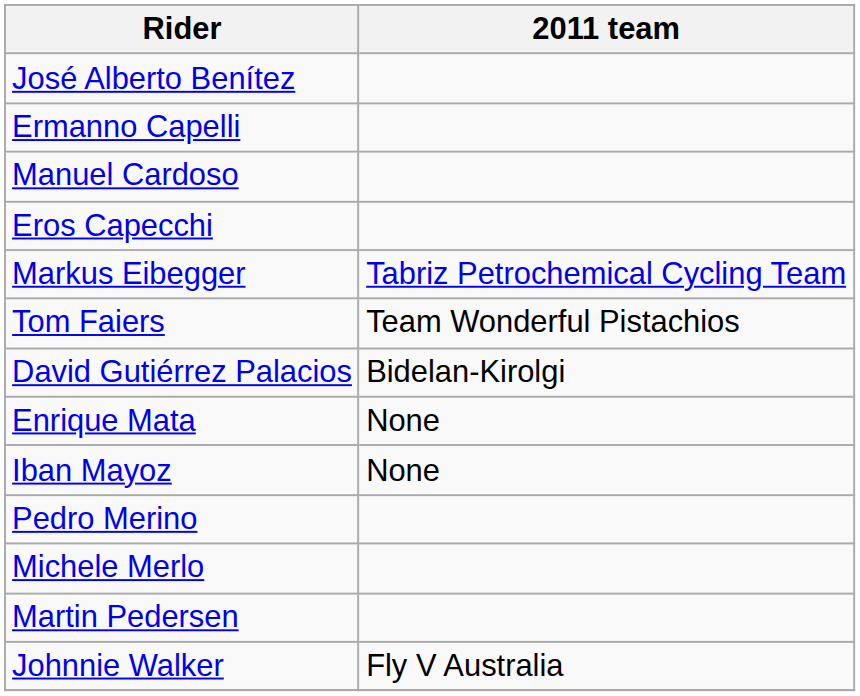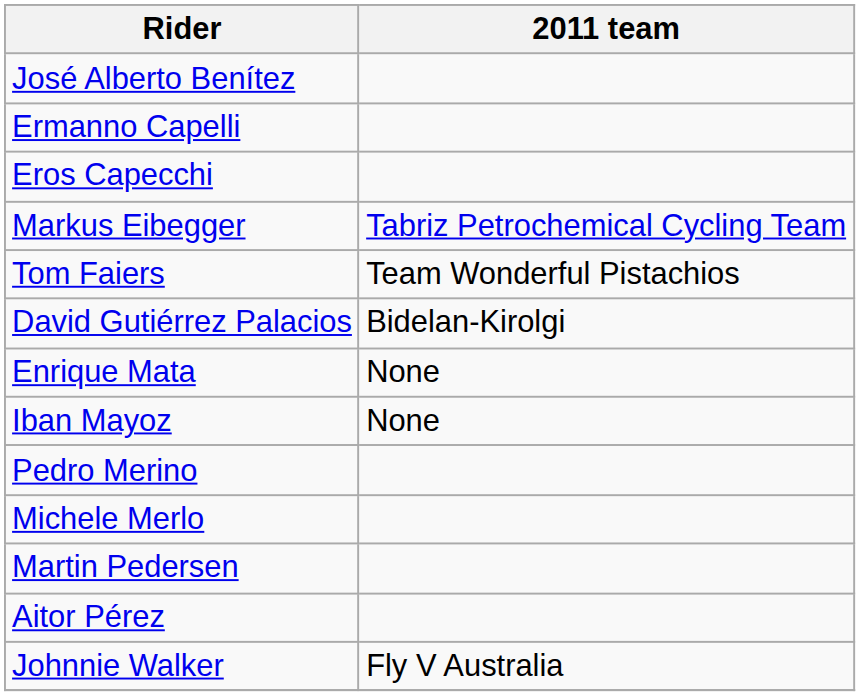- row: (125, 175)
+ row: (88, 616)
